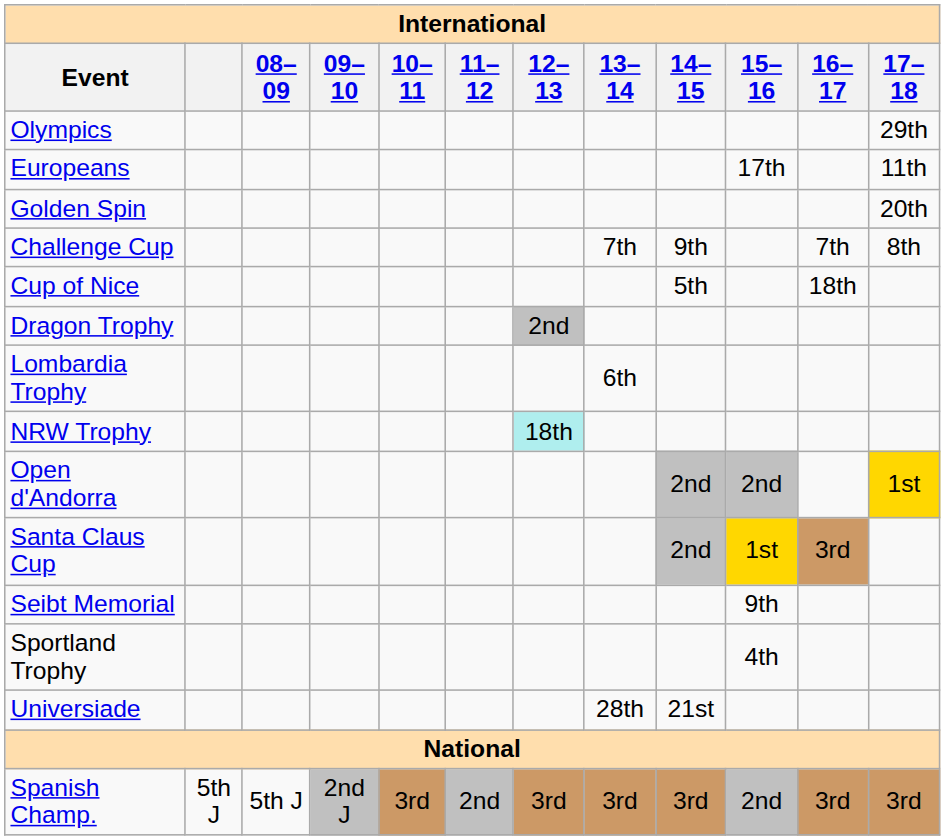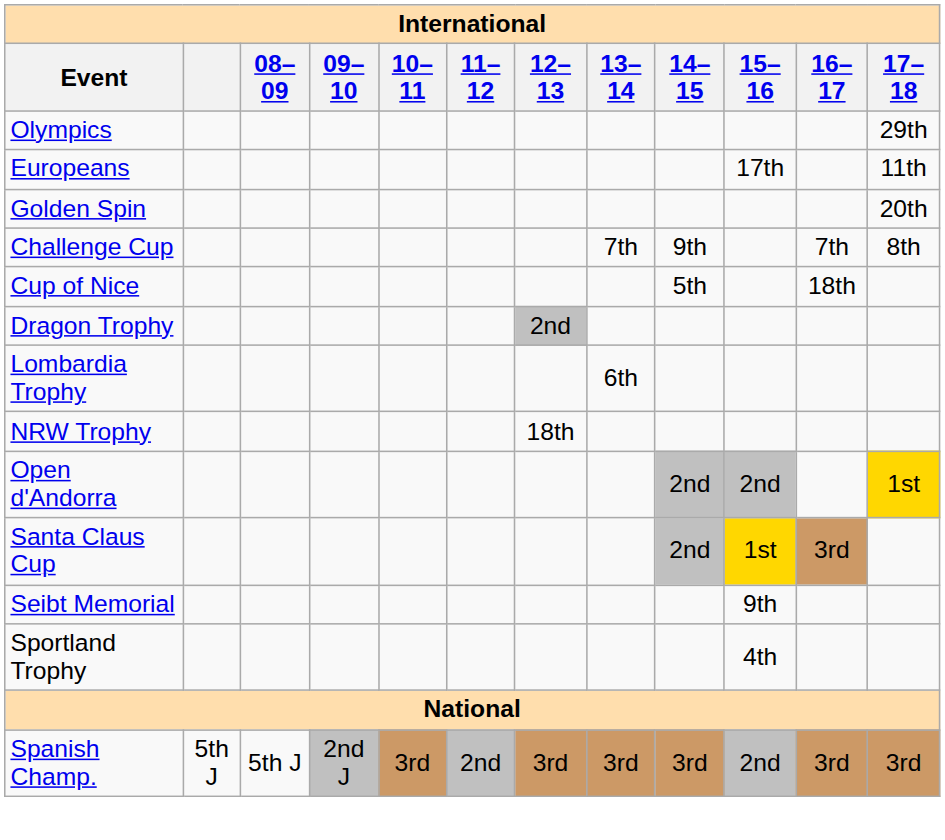(549, 431) paleturquoise background -> (550, 431) no background
- row: (76, 709)
